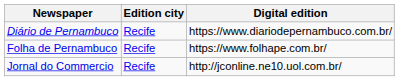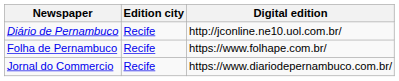(291, 31) https://www.diariodepernambuco.com.br/ -> (265, 31) http://jconline.ne10.uol.com.br/
(265, 66) http://jconline.ne10.uol.com.br/ -> (291, 66) https://www.diariodepernambuco.com.br/
